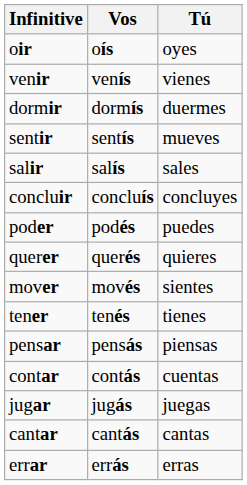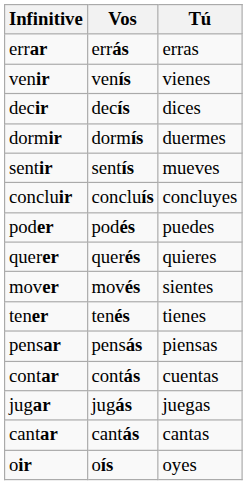rows swapped: (20, 49) <-> (28, 464)
+ row: (29, 108)
- row: (26, 167)
